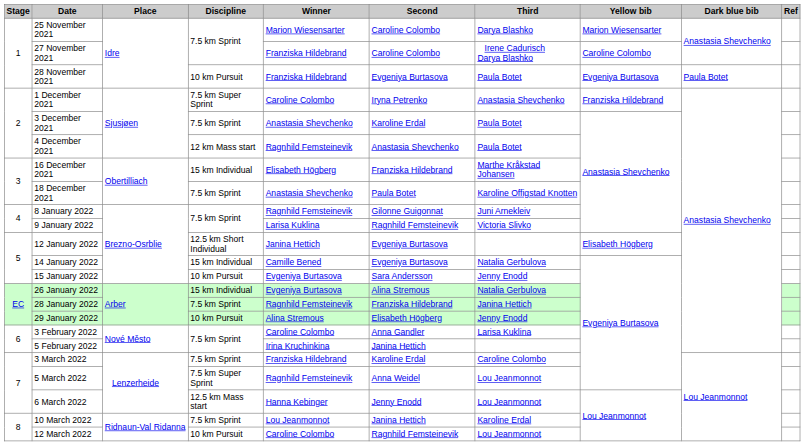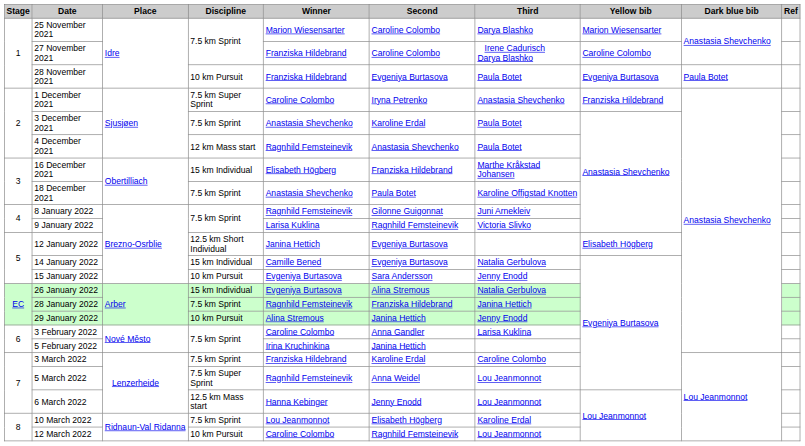(407, 318) Elisabeth Högberg -> (399, 318) Janina Hettich
(399, 420) Janina Hettich -> (407, 420) Elisabeth Högberg
